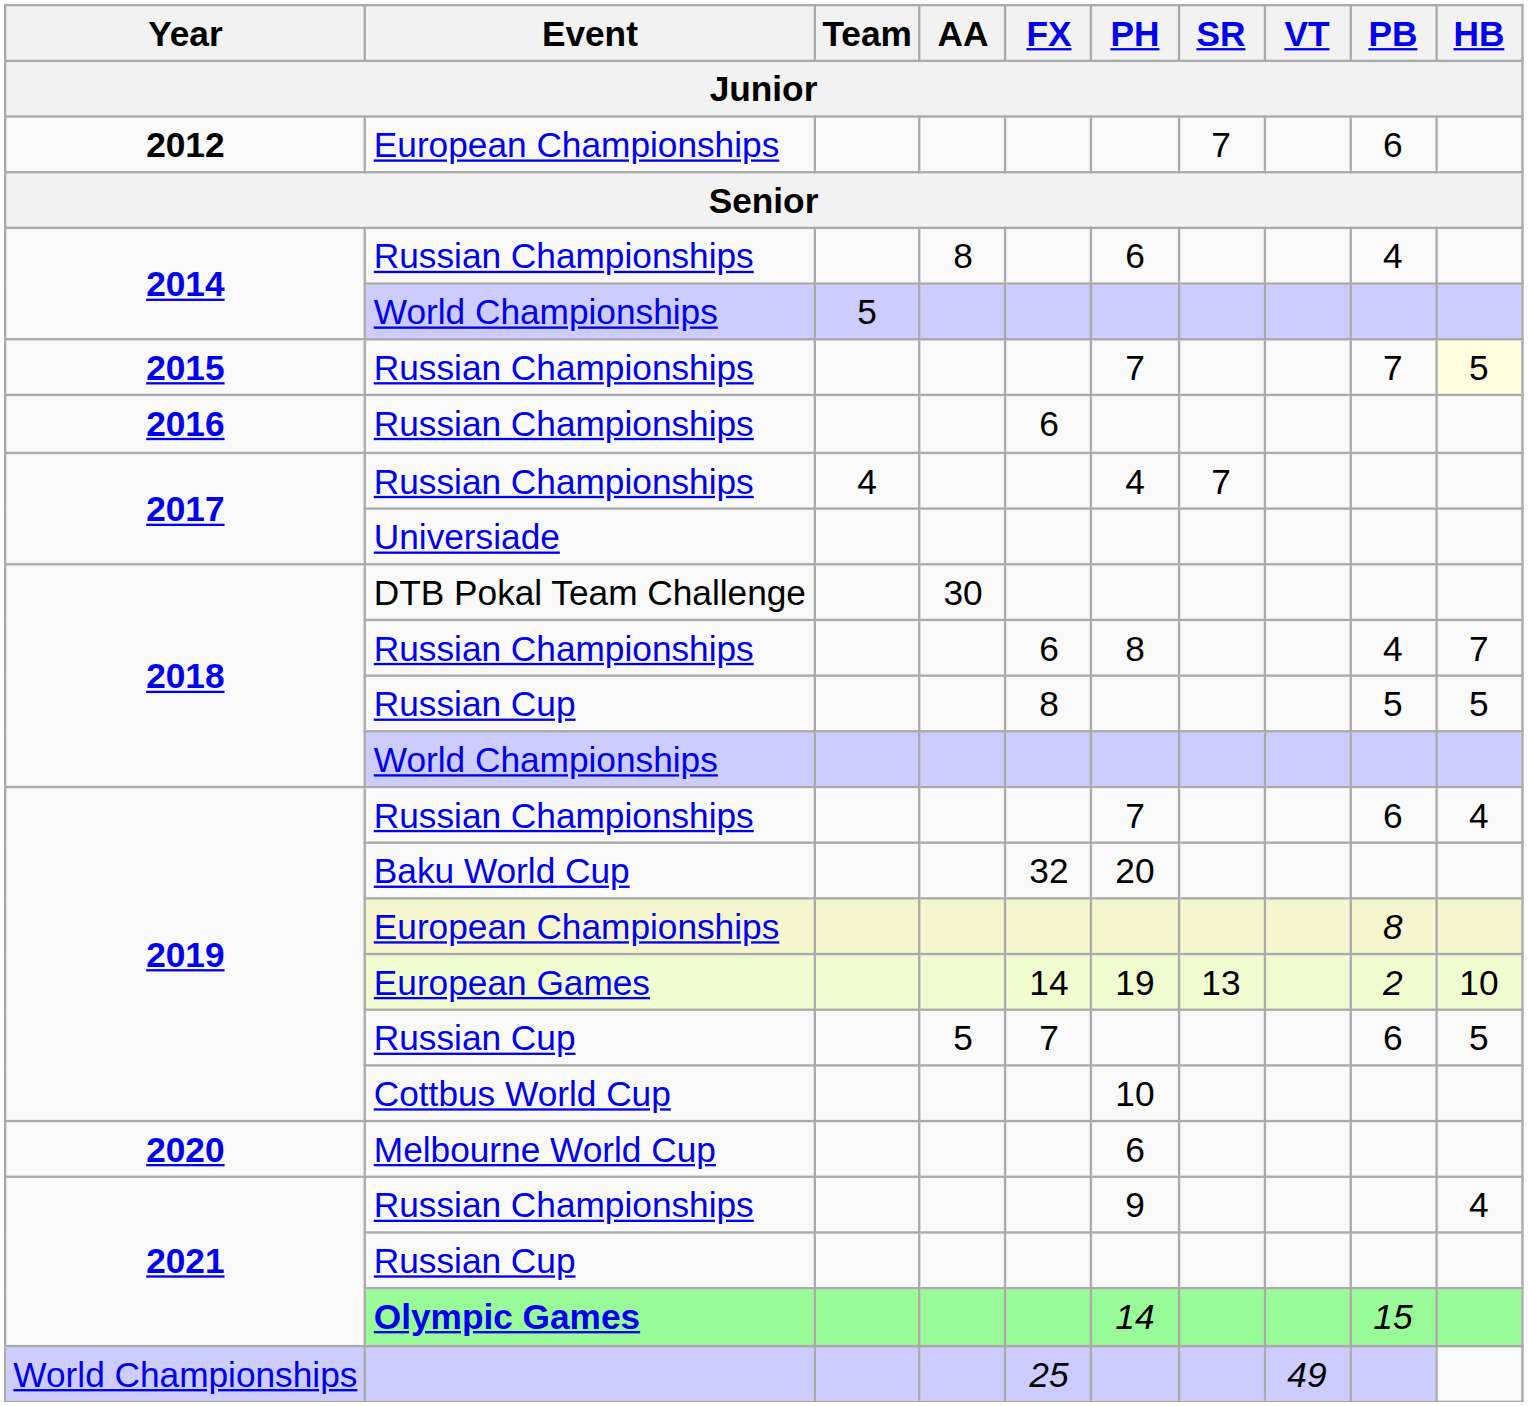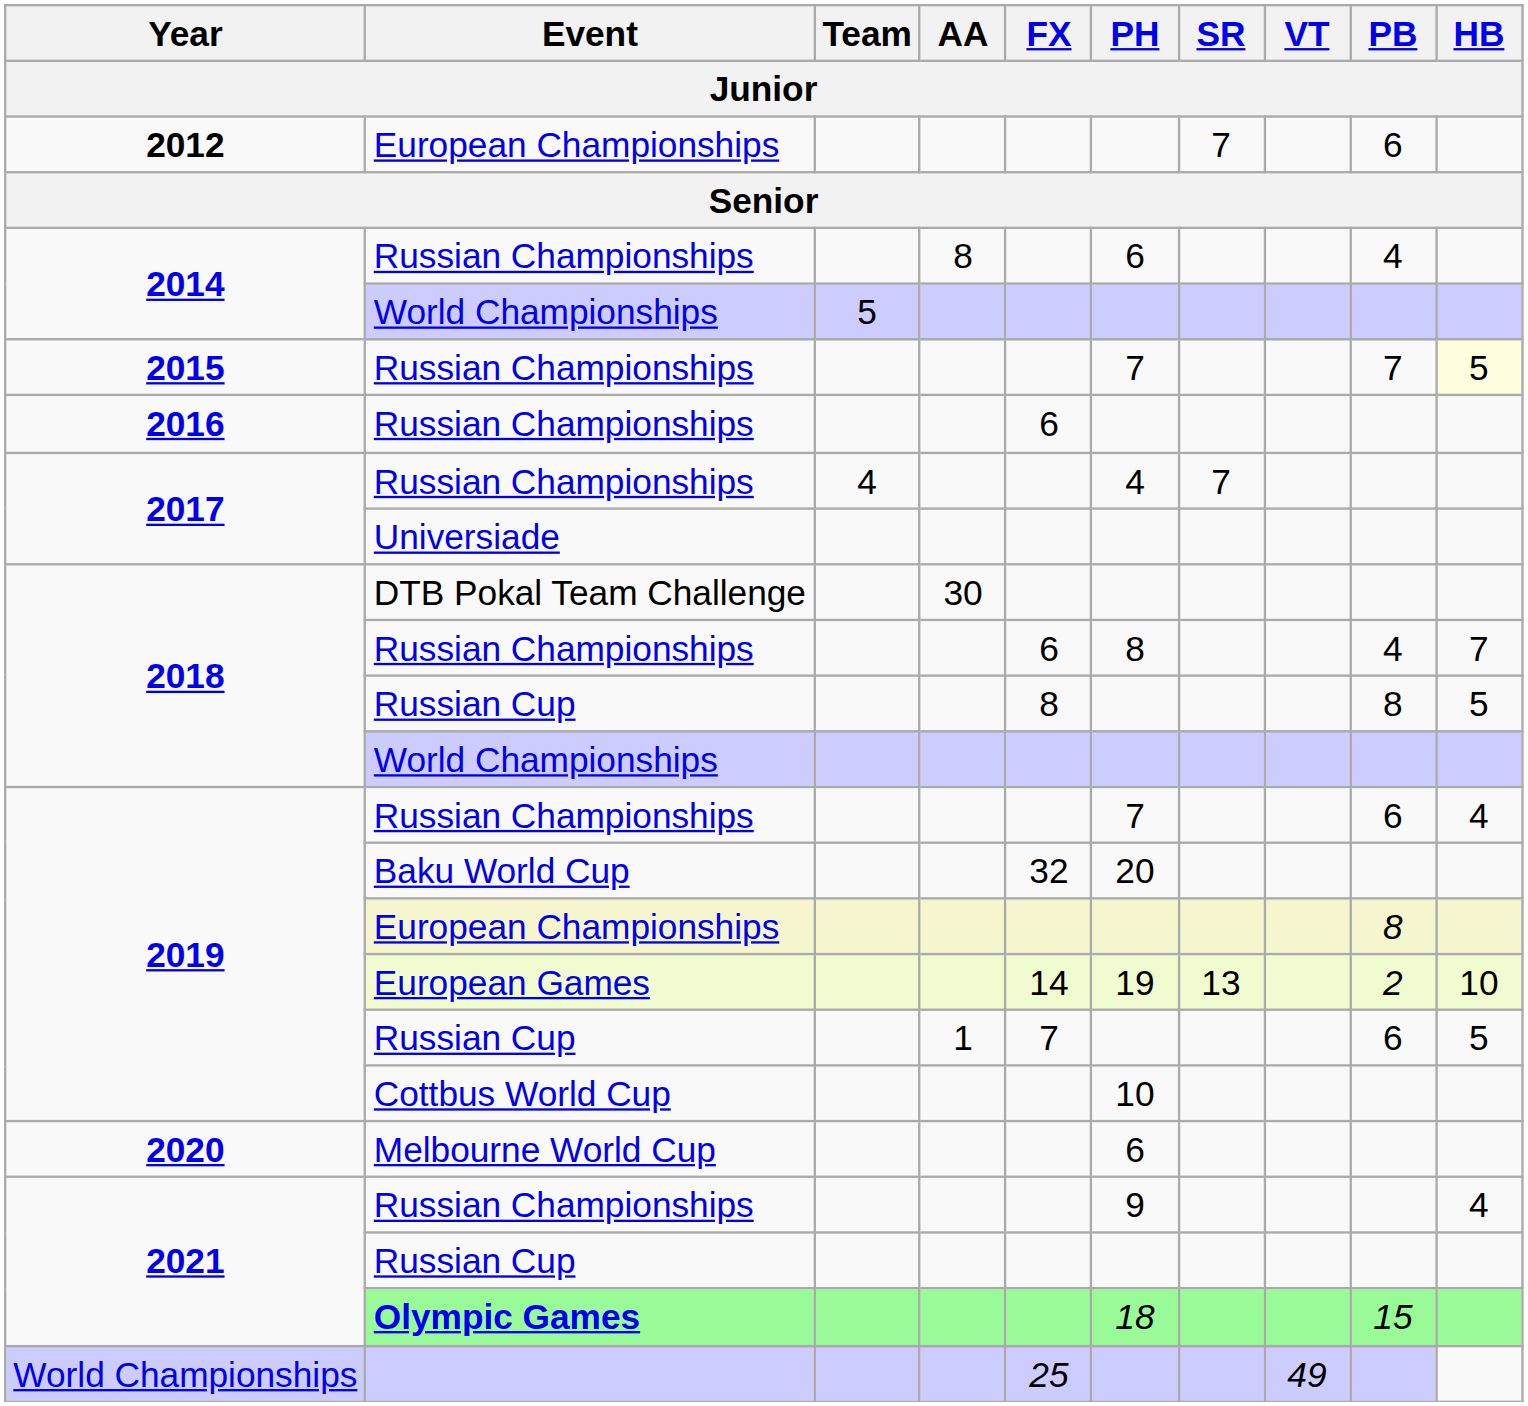(1393, 703) 5 -> (1393, 703) 8
(963, 1038) 5 -> (963, 1038) 1
(1135, 1317) 14 -> (1135, 1317) 18
